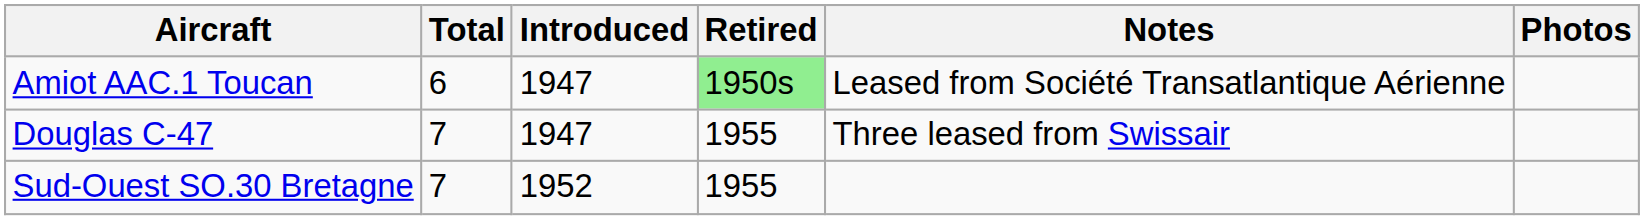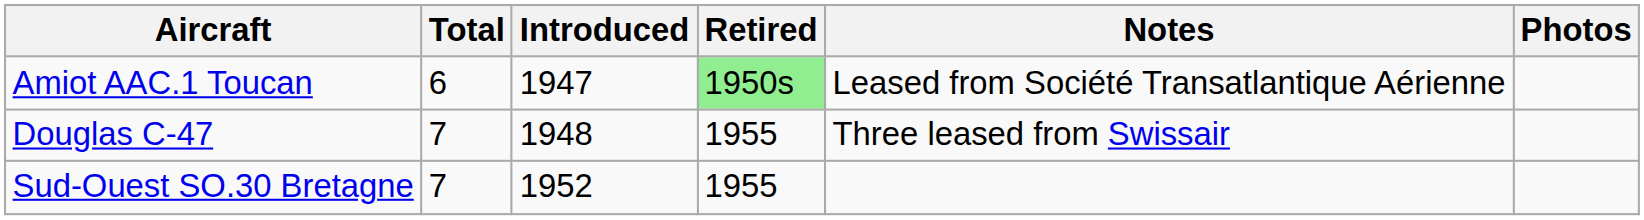(556, 134) 1947 -> (556, 134) 1948
